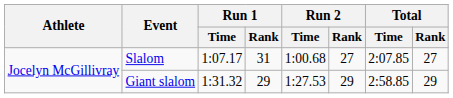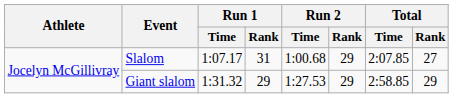(347, 59) 27 -> (347, 59) 29
